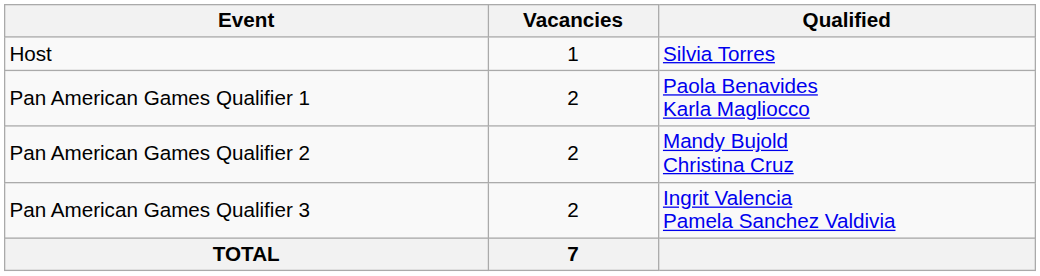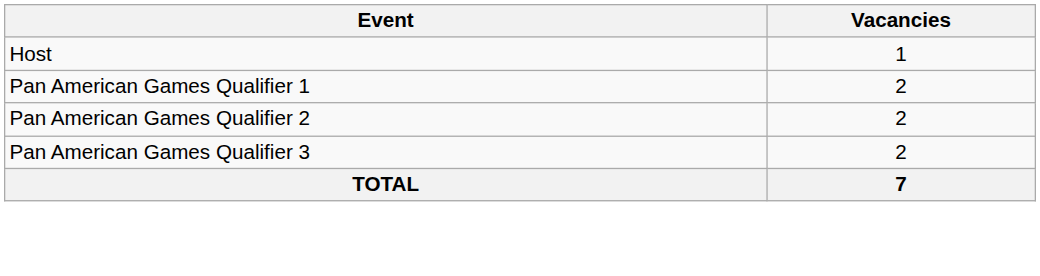- column: (847, 20)
